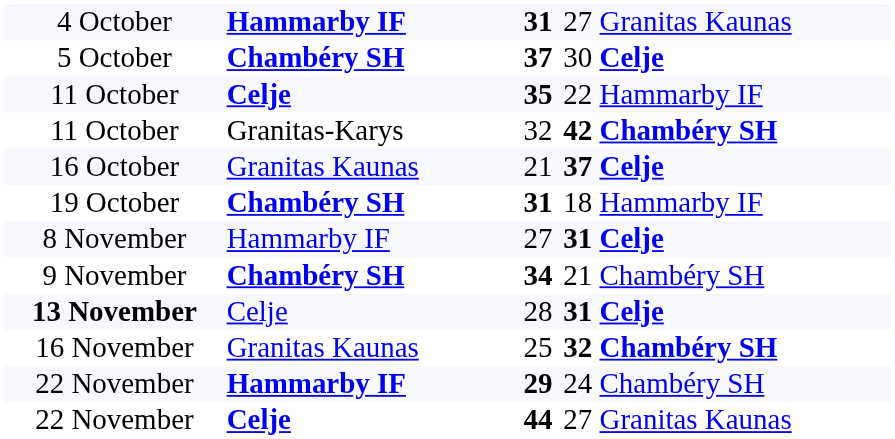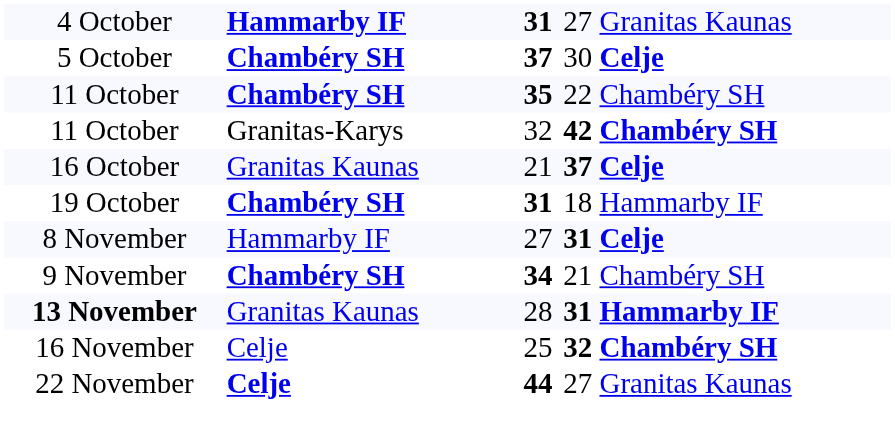(259, 94) Celje -> (316, 94) Chambéry SH
(681, 94) Hammarby IF -> (682, 94) Chambéry SH
(257, 311) Celje -> (323, 311) Granitas Kaunas
(632, 311) Celje -> (689, 311) Hammarby IF
(323, 347) Granitas Kaunas -> (257, 347) Celje
- row: (538, 383)
